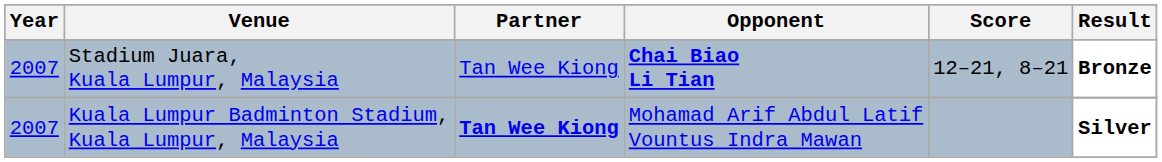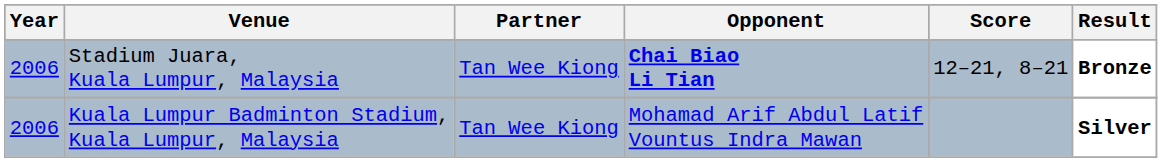(34, 68) 2007 -> (34, 68) 2006
(34, 127) 2007 -> (34, 127) 2006
(539, 127) bold -> (539, 127) normal
